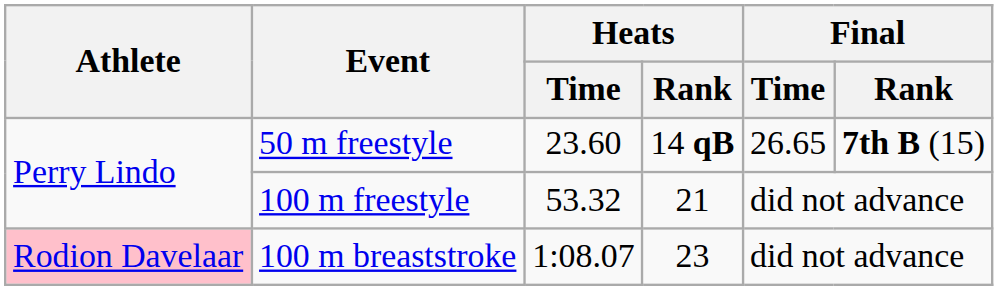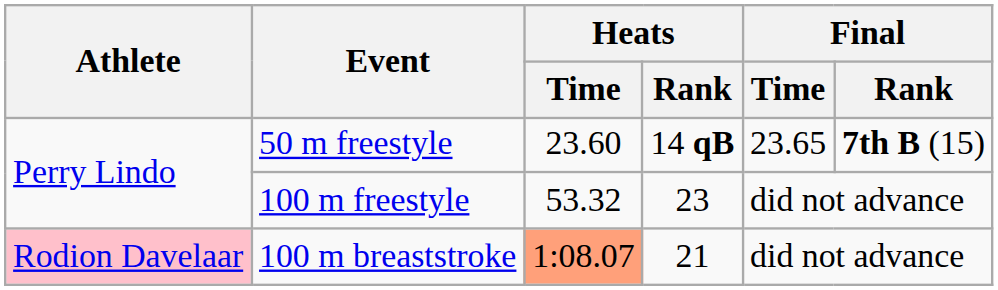(788, 144) 26.65 -> (788, 144) 23.65
(692, 200) 21 -> (692, 200) 23
(583, 256) no background -> (583, 256) lightsalmon background
(692, 256) 23 -> (692, 256) 21
